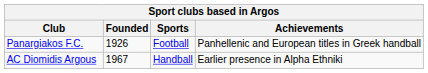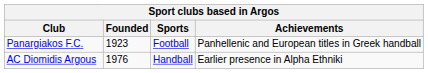(117, 44) 1926 -> (117, 44) 1923
(117, 60) 1967 -> (117, 60) 1976
